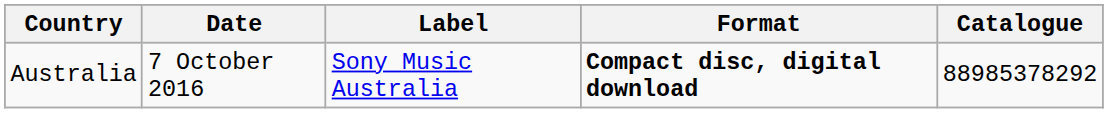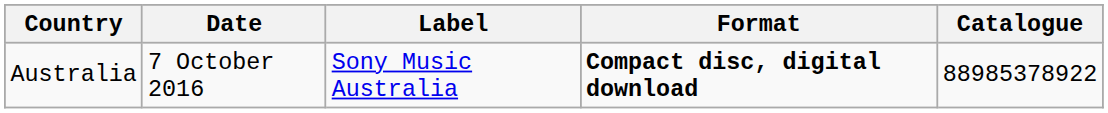(1020, 76) 88985378292 -> (1020, 76) 88985378922
